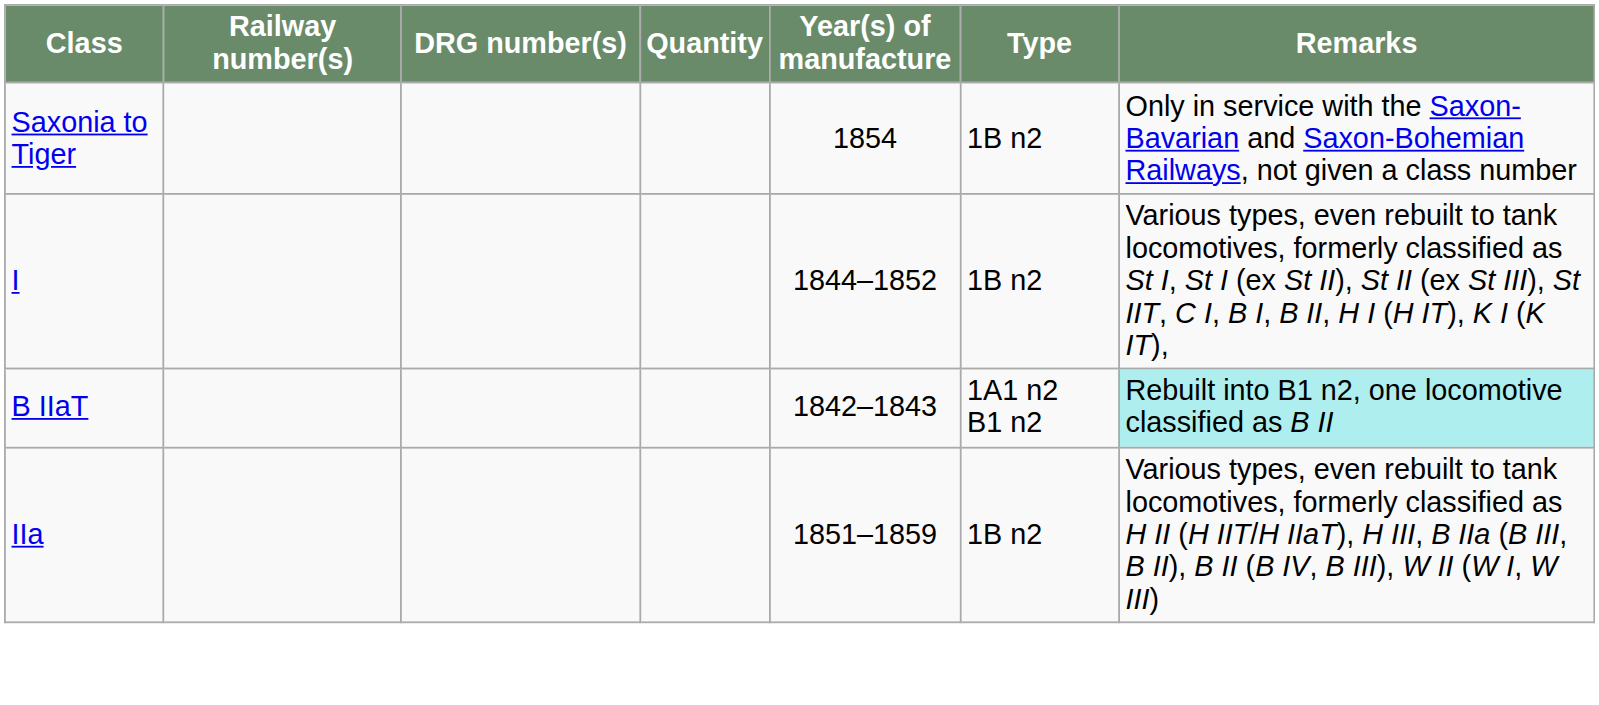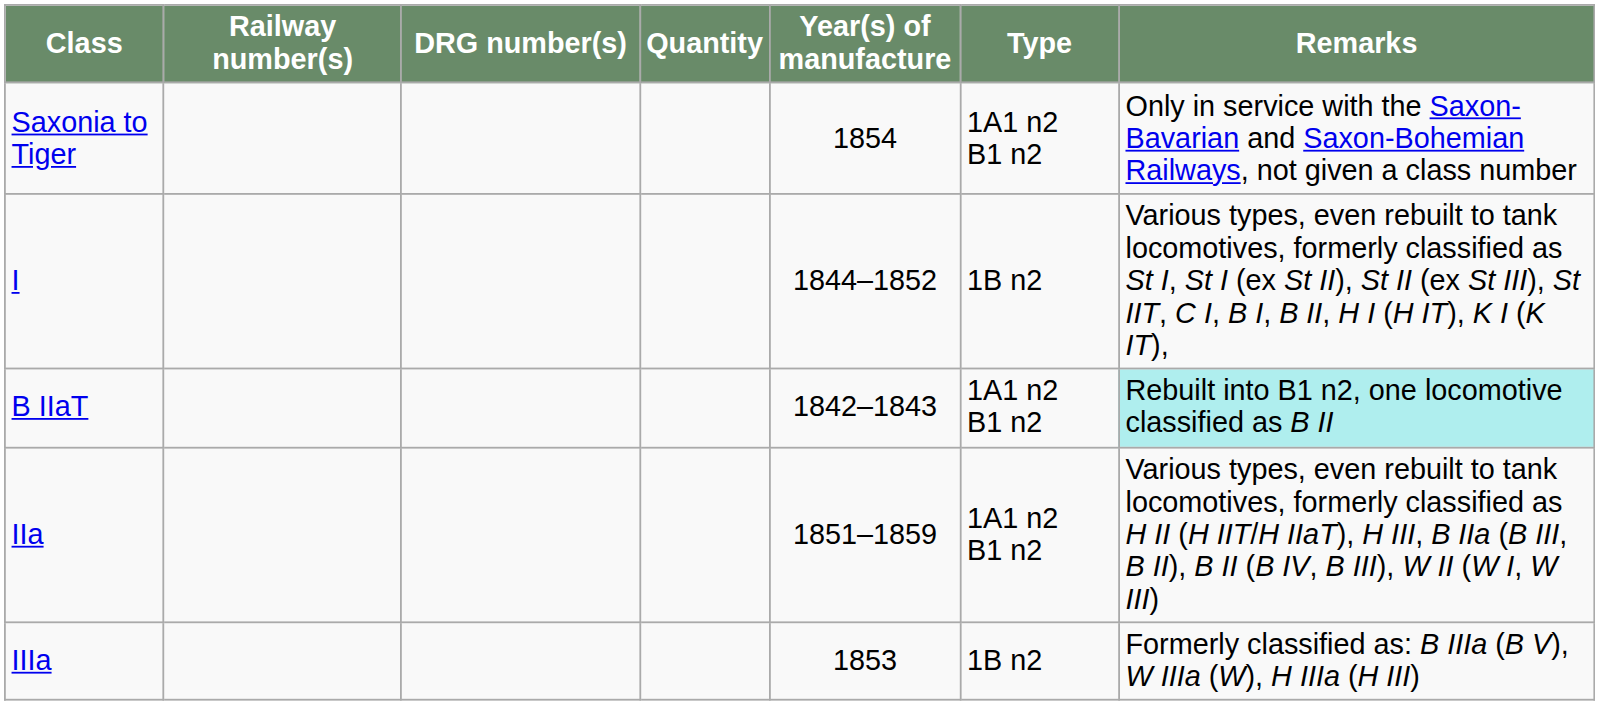(1005, 137) 1B n2 -> (1013, 137) 1A1 n2 B1 n2
(1005, 534) 1B n2 -> (1013, 534) 1A1 n2 B1 n2
+ row: (32, 660)
